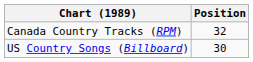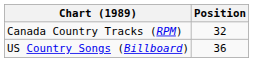(220, 48) 30 -> (220, 48) 36
